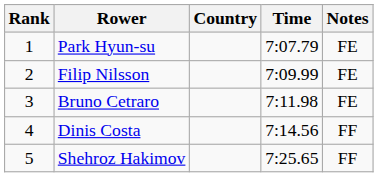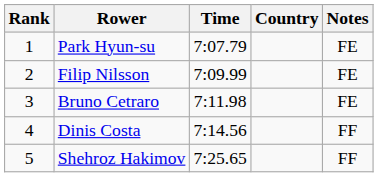columns swapped: (225, 18) <-> (292, 18)
